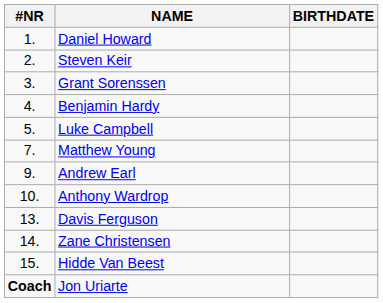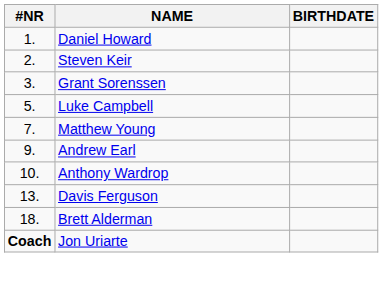- row: (109, 106)
- row: (114, 241)
- row: (111, 264)
+ row: (105, 219)
